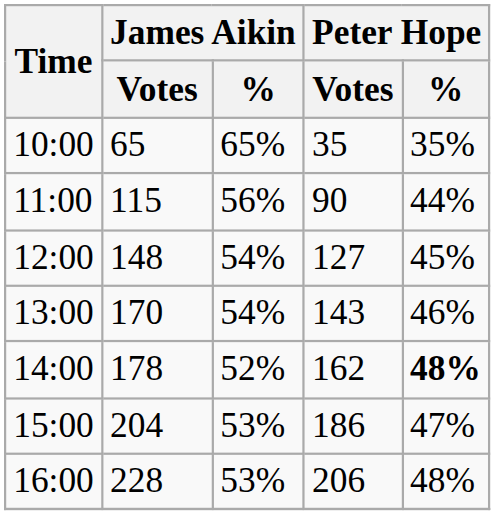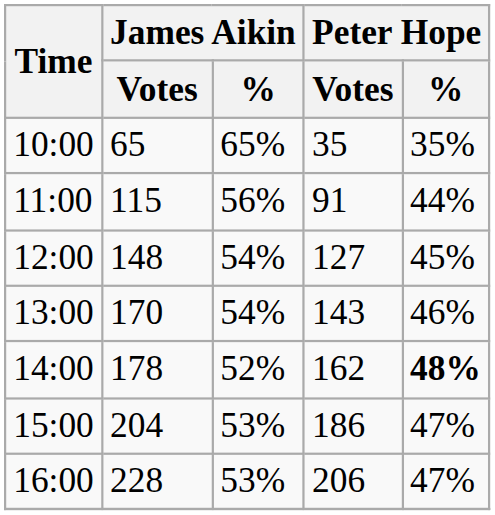(330, 200) 90 -> (330, 200) 91
(442, 481) 48% -> (442, 481) 47%
